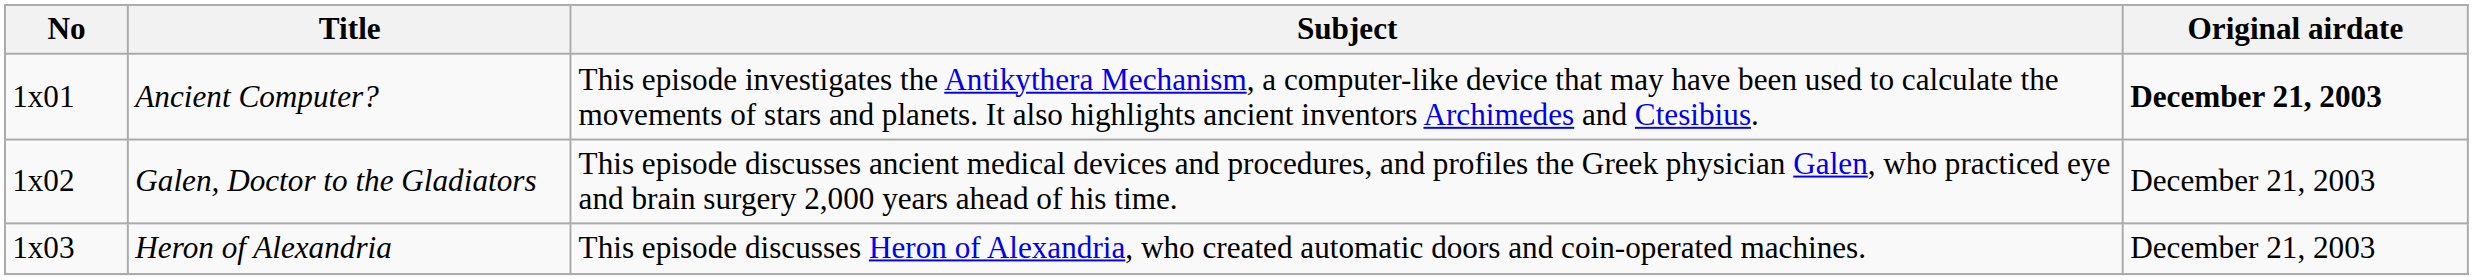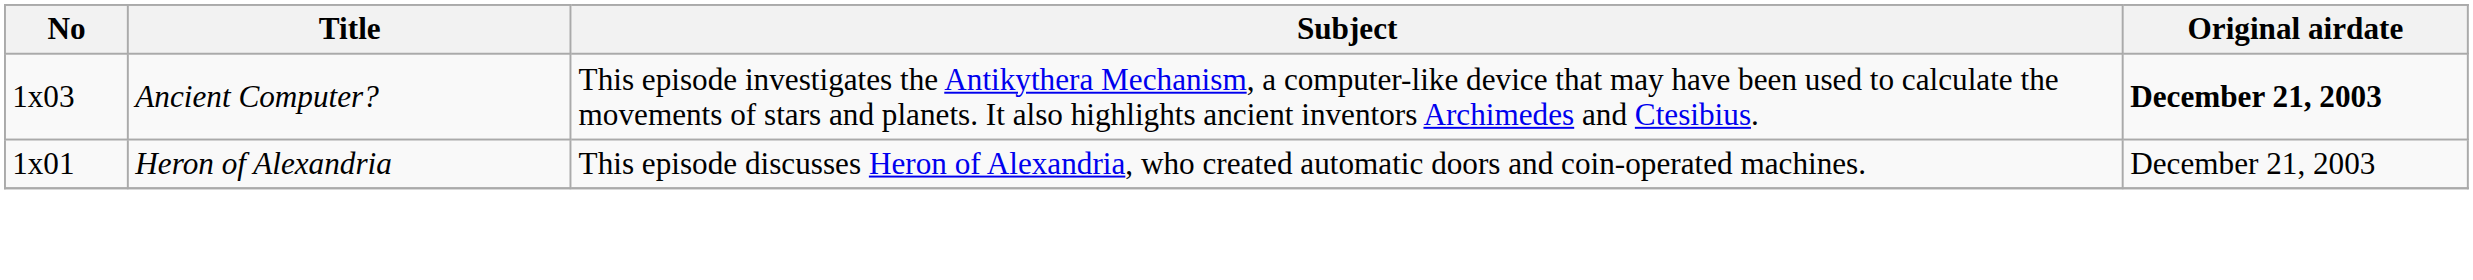(43, 96) 1x01 -> (43, 96) 1x03
- row: (336, 180)
(43, 247) 1x03 -> (43, 163) 1x01
